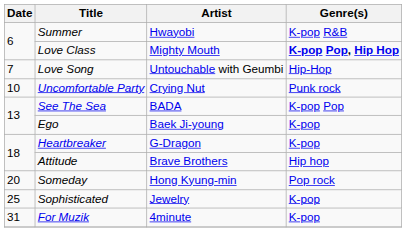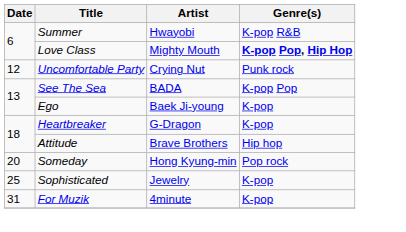- row: (66, 69)
(14, 87) 10 -> (14, 69) 12
